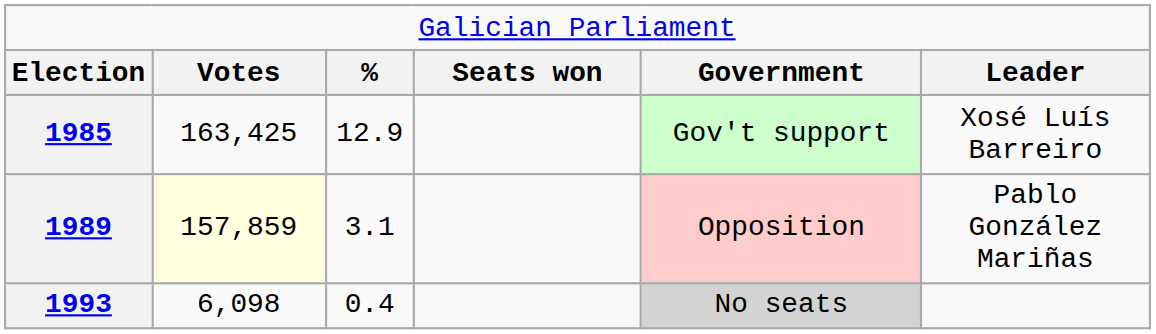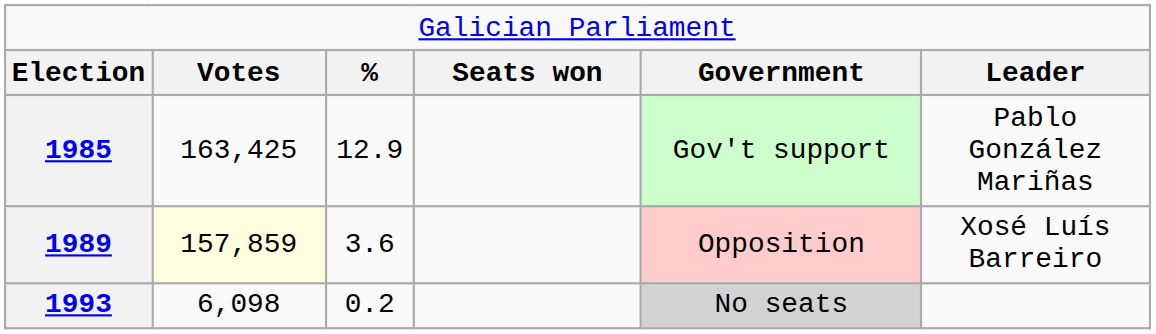(1035, 134) Xosé Luís Barreiro -> (1035, 151) Pablo González Mariñas
(370, 228) 3.1 -> (370, 244) 3.6
(1035, 228) Pablo González Mariñas -> (1035, 244) Xosé Luís Barreiro
(370, 305) 0.4 -> (370, 305) 0.2
